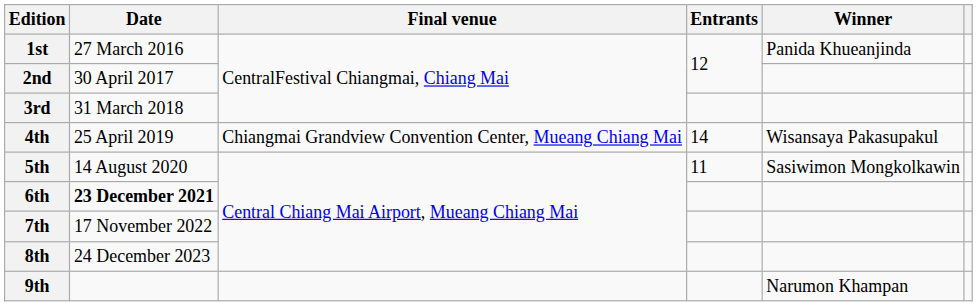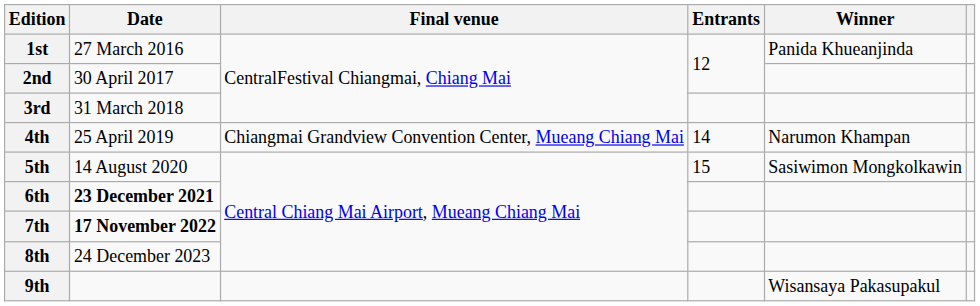(852, 137) Wisansaya Pakasupakul -> (839, 137) Narumon Khampan
(699, 167) 11 -> (701, 167) 15
(143, 226) normal -> (145, 226) bold
(837, 285) Narumon Khampan -> (854, 285) Wisansaya Pakasupakul
